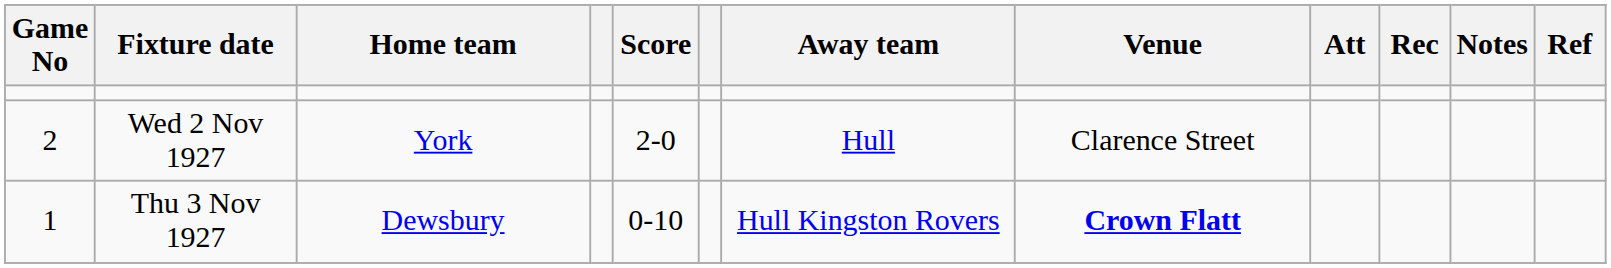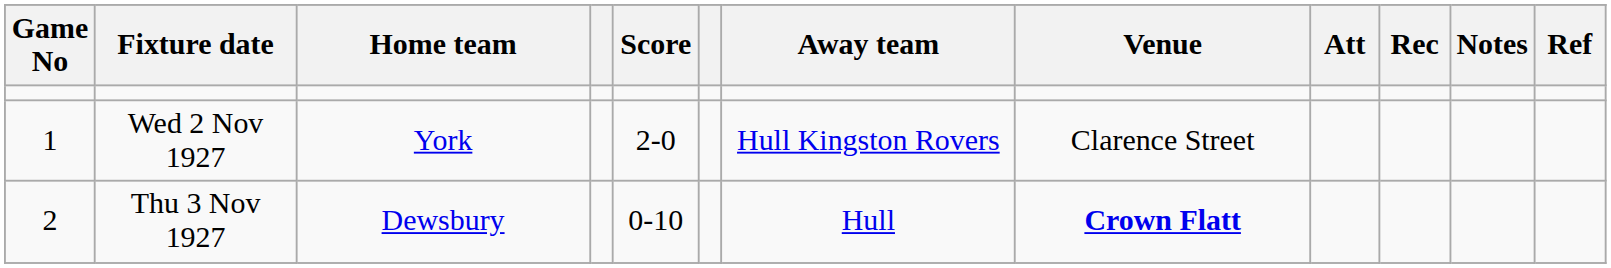(50, 139) 2 -> (50, 139) 1
(868, 139) Hull -> (868, 139) Hull Kingston Rovers
(50, 221) 1 -> (50, 221) 2
(868, 221) Hull Kingston Rovers -> (868, 221) Hull
